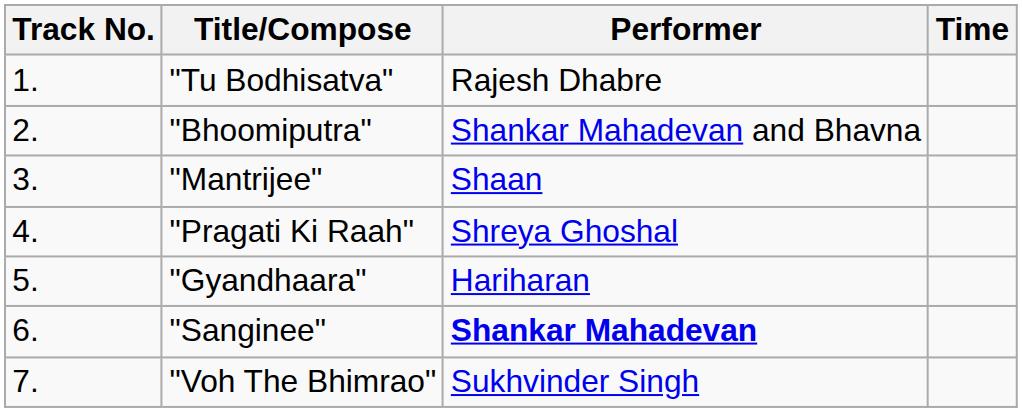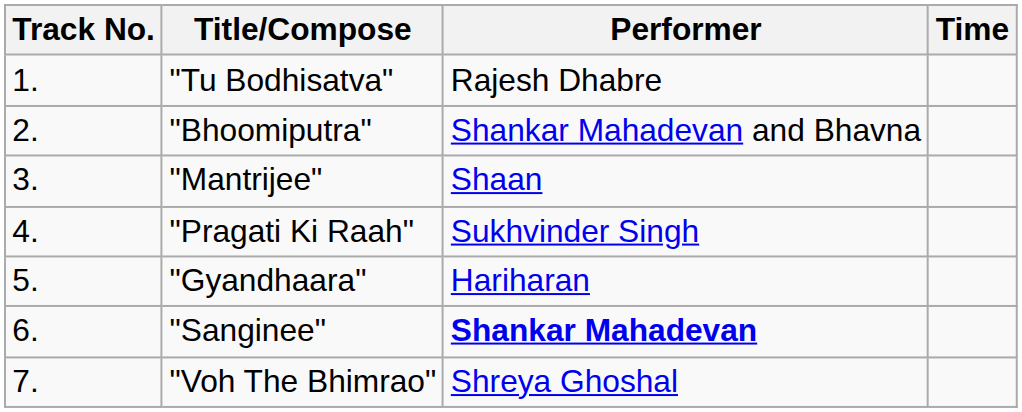(564, 230) Shreya Ghoshal -> (575, 230) Sukhvinder Singh
(575, 381) Sukhvinder Singh -> (564, 381) Shreya Ghoshal
